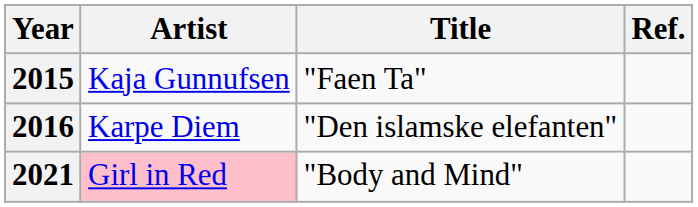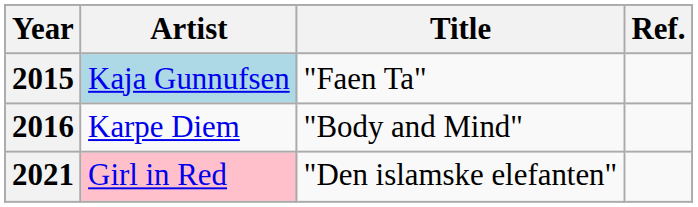(189, 77) no background -> (189, 77) lightblue background
(461, 126) "Den islamske elefanten" -> (413, 126) "Body and Mind"
(413, 175) "Body and Mind" -> (461, 175) "Den islamske elefanten"
